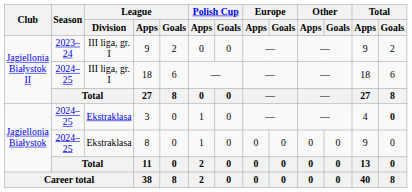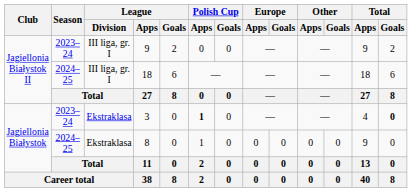(68, 117) 2024–25 -> (68, 117) 2023–24
(201, 117) normal -> (201, 117) bold
